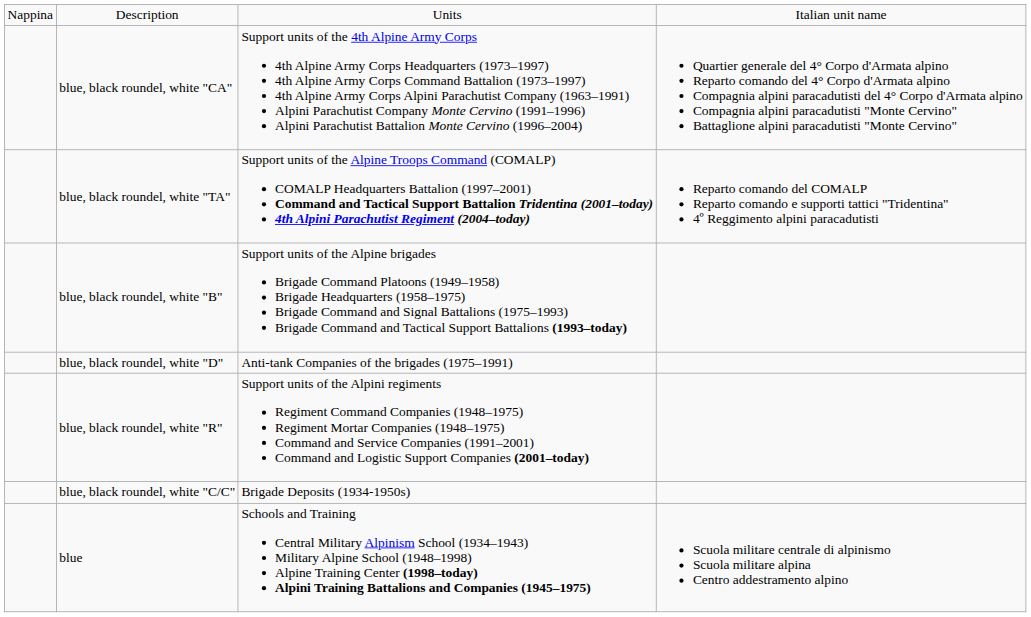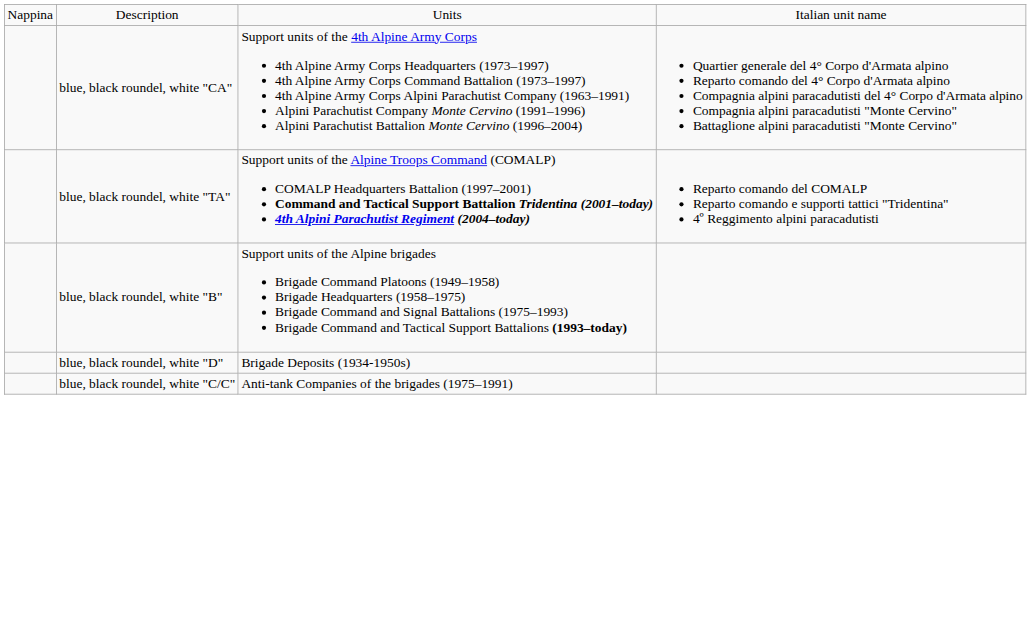(377, 362) Anti-tank Companies of the brigades (1975–1991) -> (326, 362) Brigade Deposits (1934-1950s)
- row: (141, 427)
(326, 492) Brigade Deposits (1934-1950s) -> (377, 383) Anti-tank Companies of the brigades (1975–1991)
- row: (71, 557)
